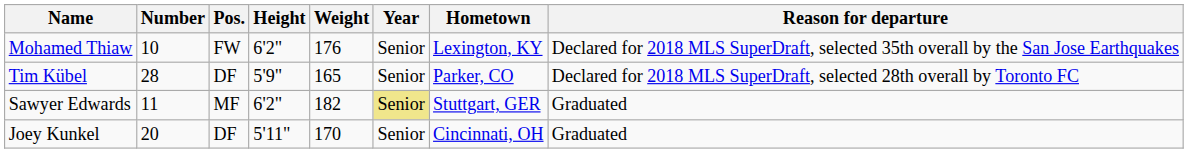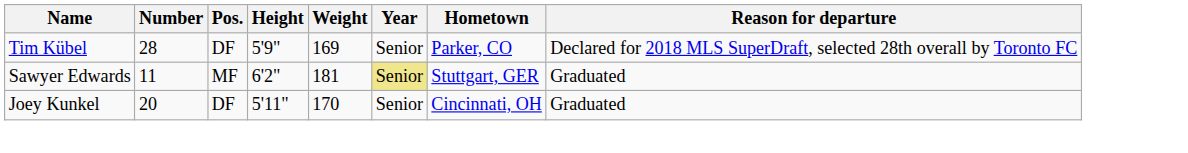- row: (71, 47)
(327, 76) 165 -> (326, 47) 169
(327, 104) 182 -> (326, 76) 181
